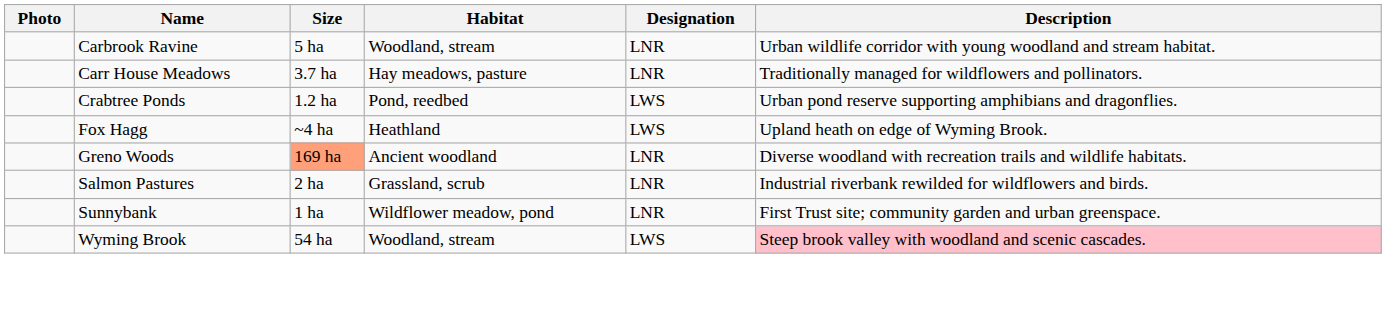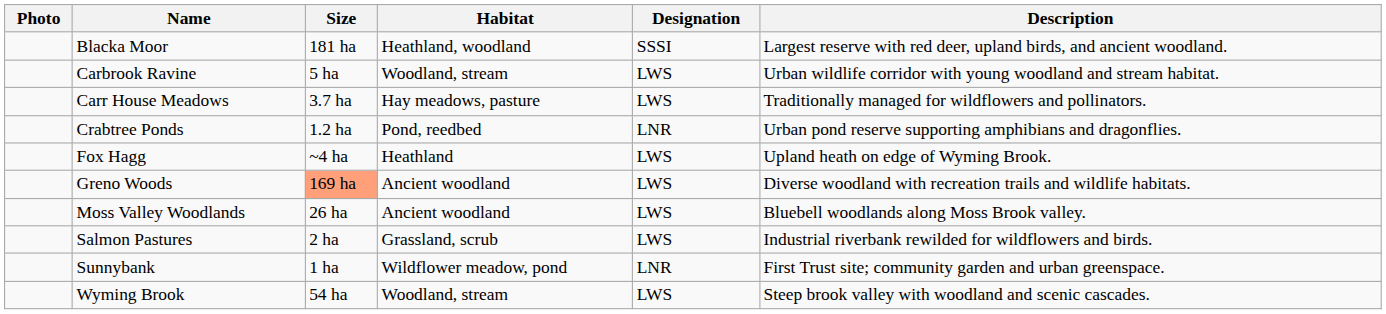+ row: (122, 45)
(647, 45) LNR -> (654, 73) LWS
(647, 73) LNR -> (654, 101) LWS
(647, 101) LWS -> (654, 128) LNR
(647, 156) LNR -> (654, 184) LWS
+ row: (161, 211)
(647, 184) LNR -> (654, 239) LWS
(953, 239) pink background -> (957, 294) no background
